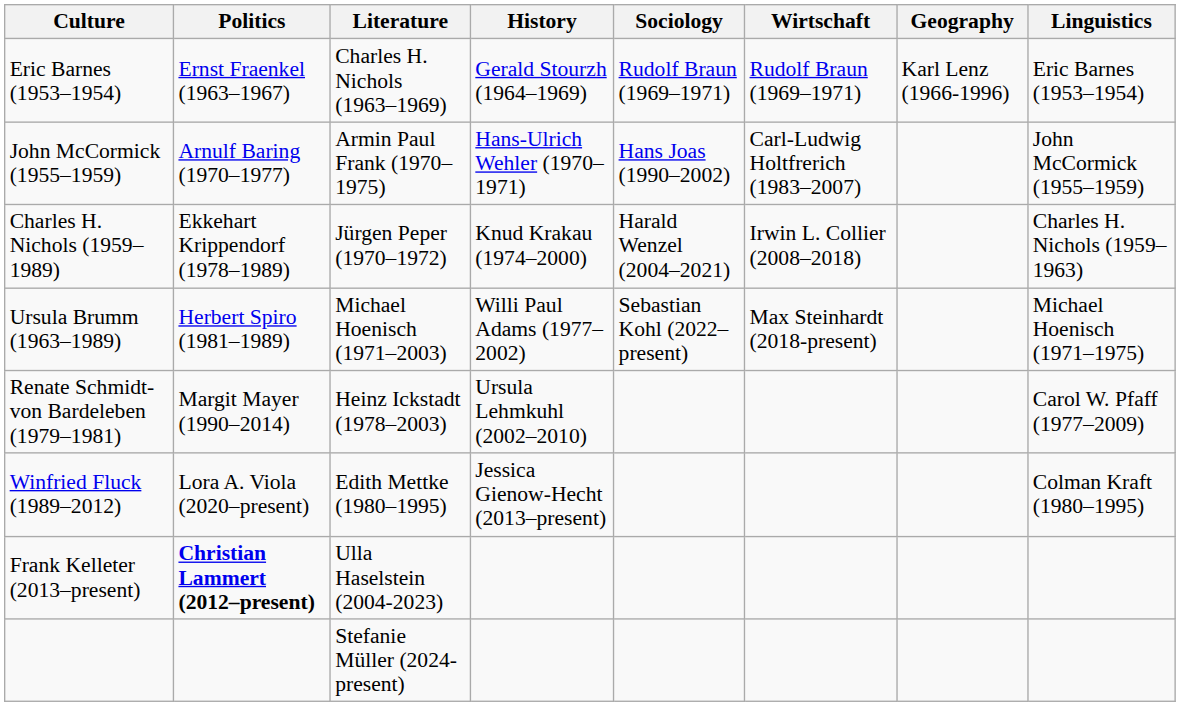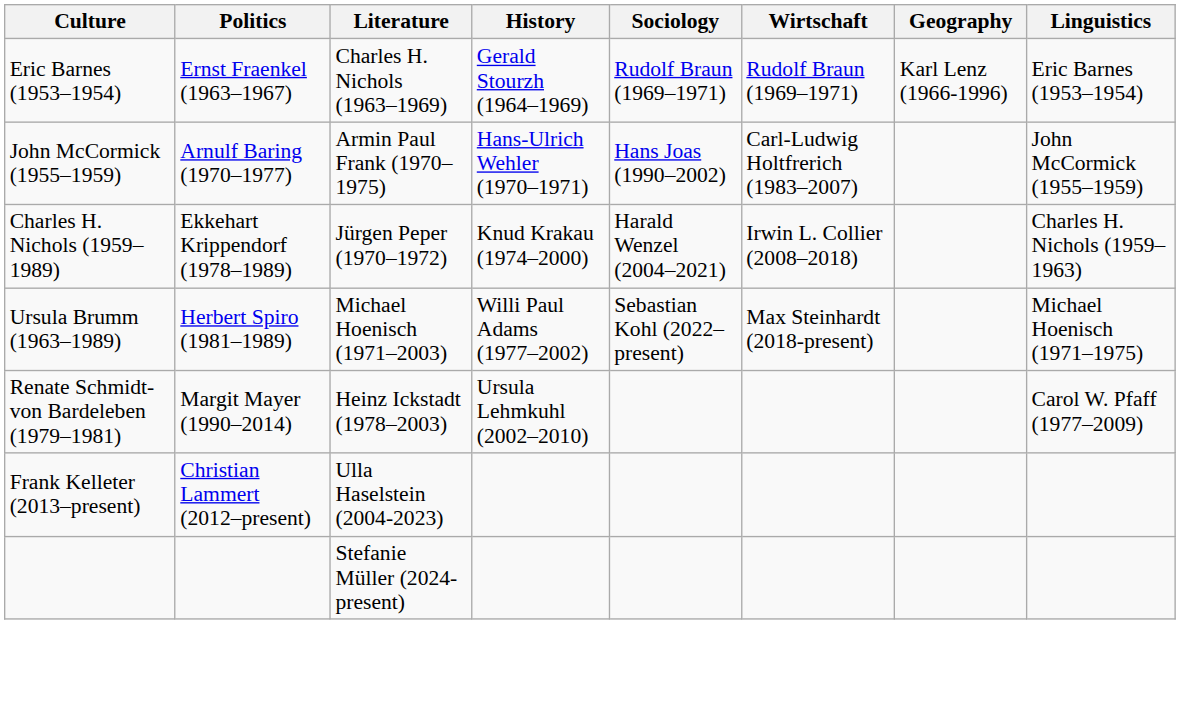- row: (76, 494)
(247, 577) bold -> (246, 494) normal
